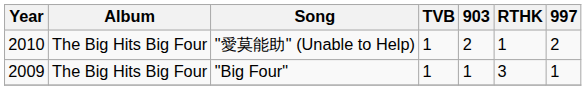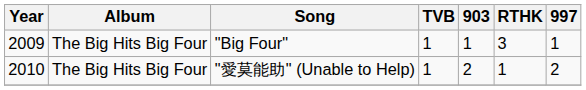rows swapped: (251, 72) <-> (315, 44)
